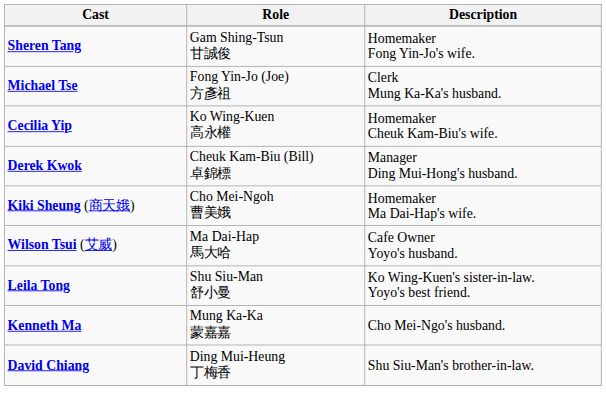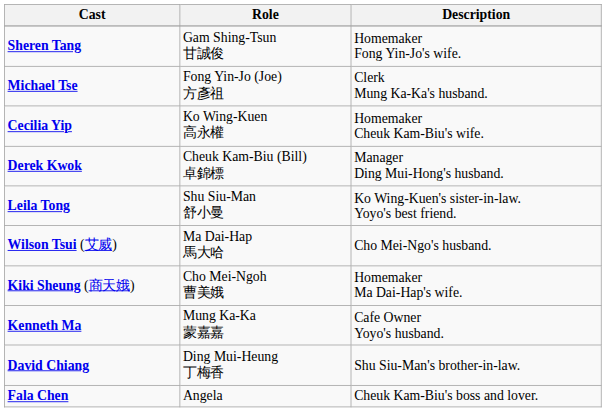rows swapped: (71, 205) <-> (39, 285)
(413, 245) Cafe Owner Yoyo's husband. -> (423, 245) Cho Mei-Ngo's husband.
(437, 325) Cho Mei-Ngo's husband. -> (399, 325) Cafe Owner Yoyo's husband.
+ row: (38, 396)
